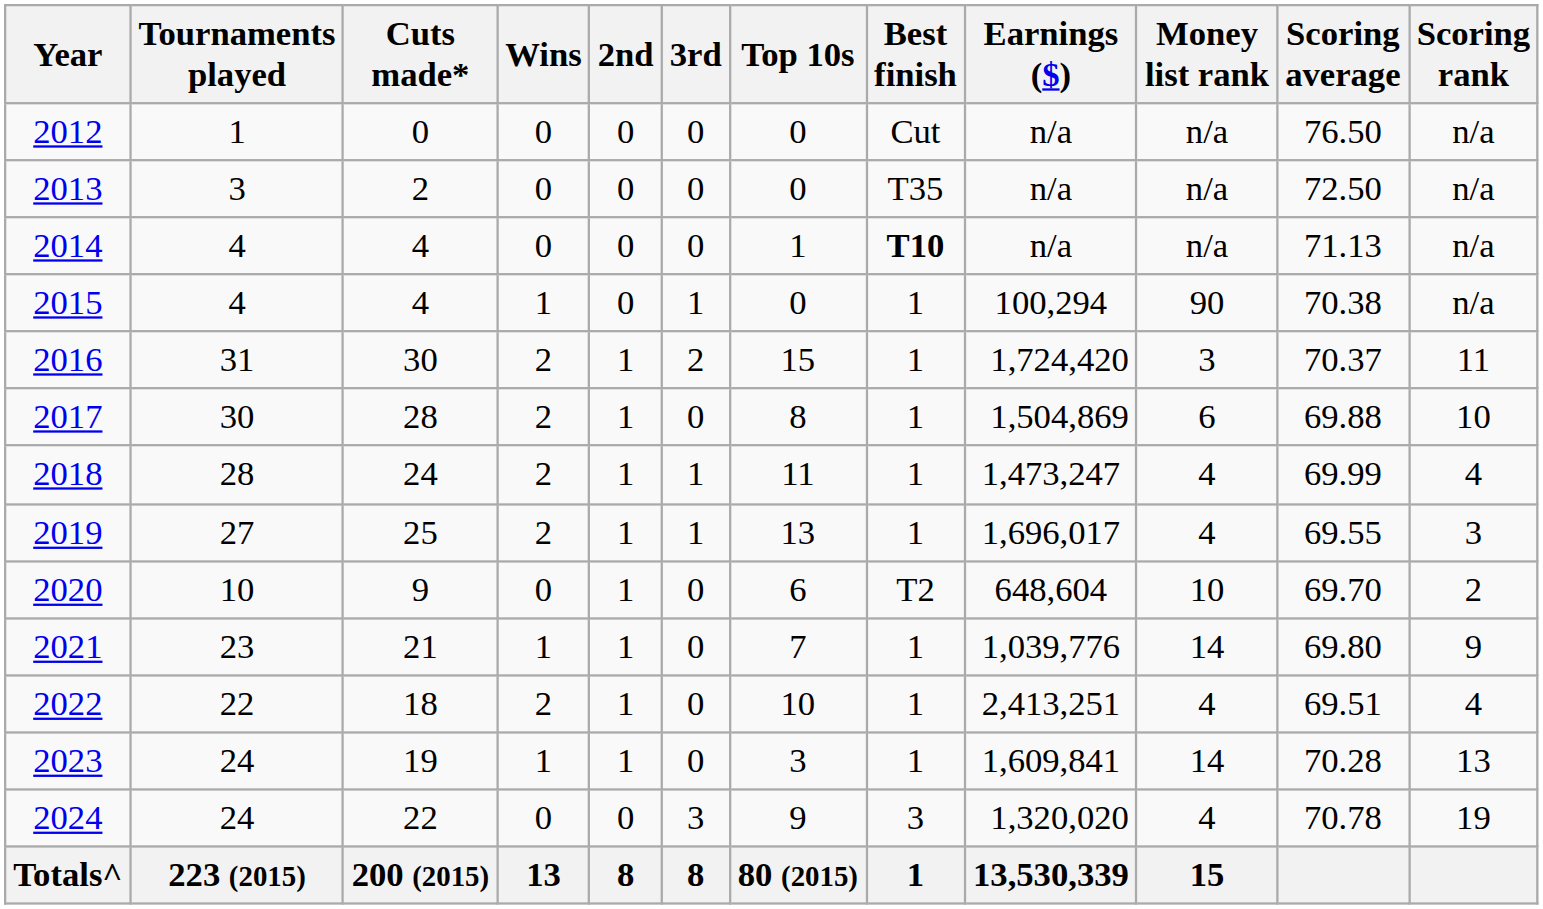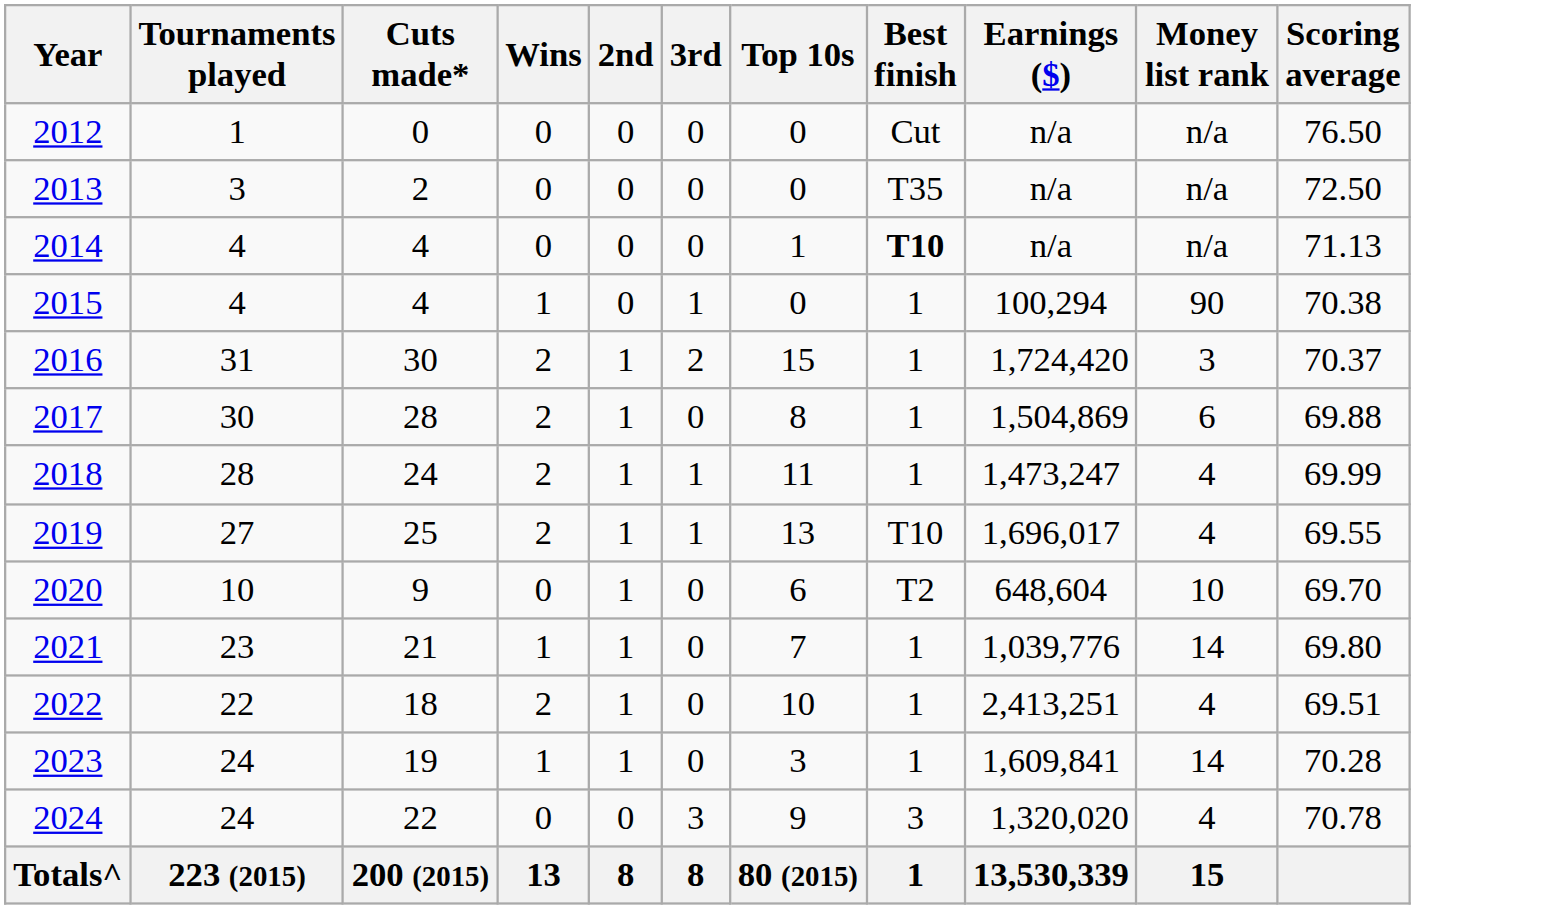- column: (1473, 53)
(916, 531) 1 -> (916, 531) T10
